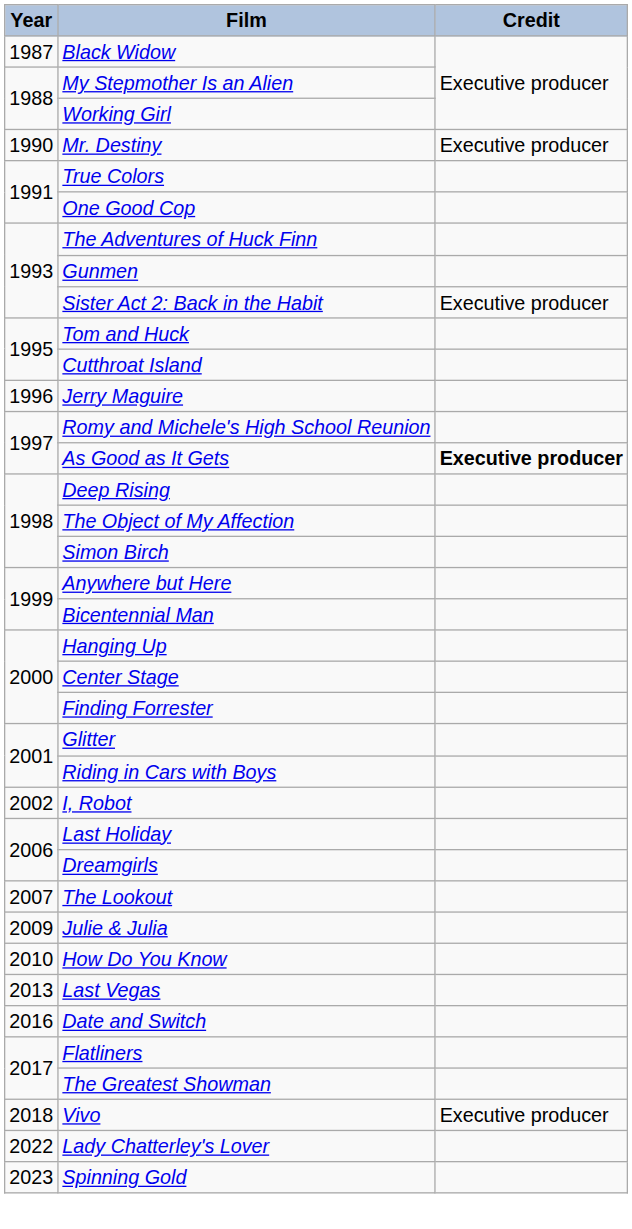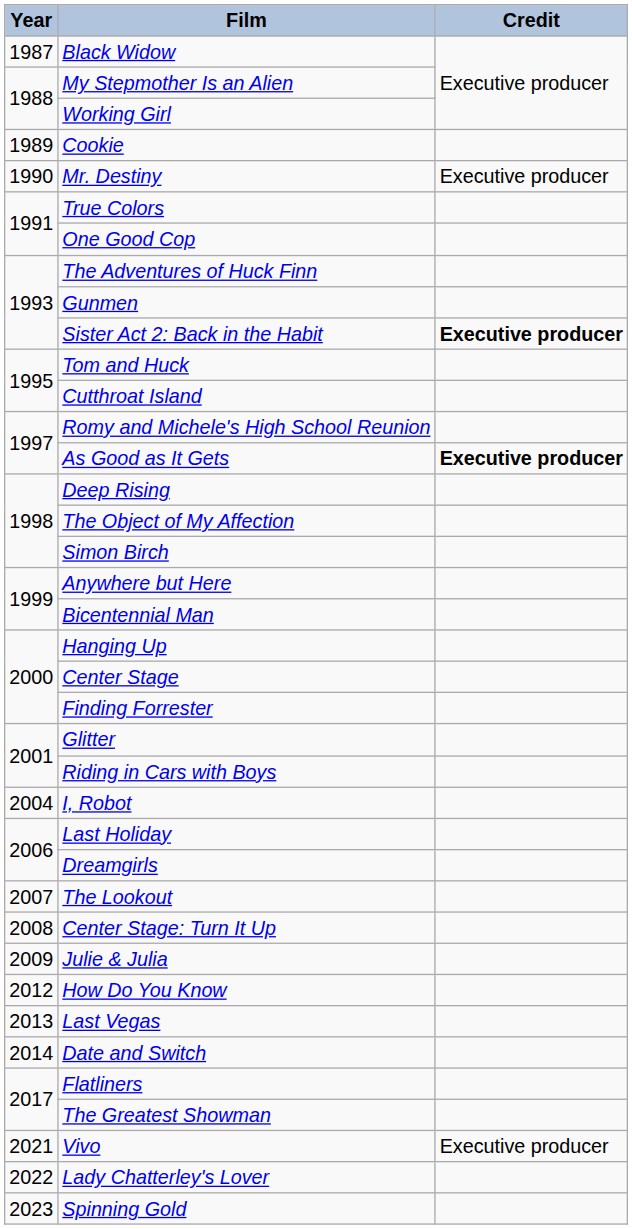+ row: (93, 146)
(524, 302) normal -> (531, 333) bold
- row: (123, 396)
(31, 803) 2002 -> (31, 803) 2004
+ row: (169, 928)
(31, 959) 2010 -> (31, 990) 2012
(31, 1021) 2016 -> (31, 1053) 2014
(31, 1115) 2018 -> (31, 1147) 2021
